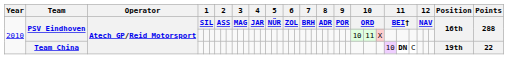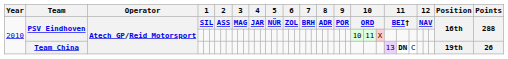(390, 48) 10 -> (390, 48) 13
(489, 48) 22 -> (489, 48) 26
